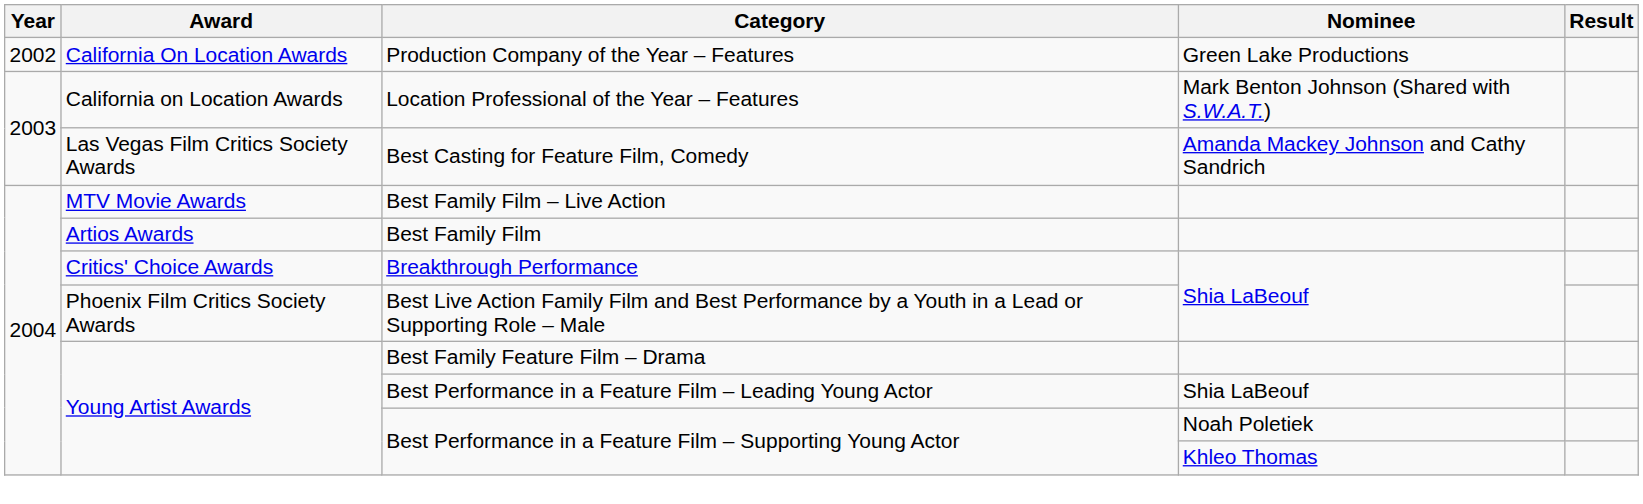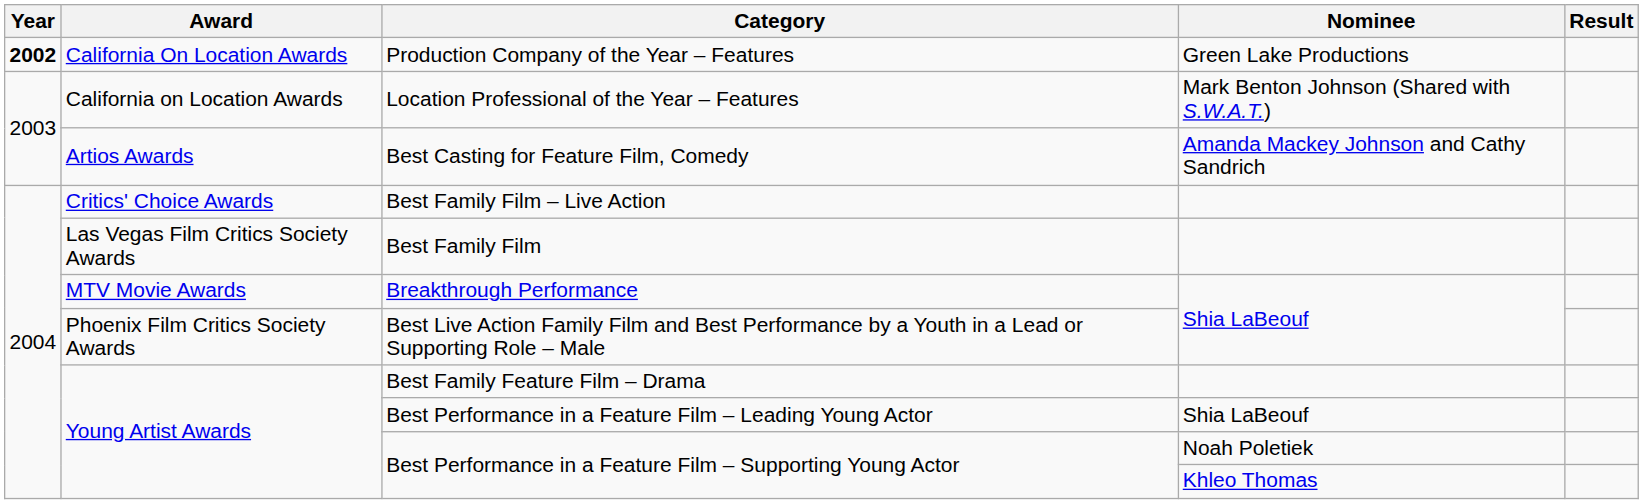(33, 54) normal -> (33, 54) bold
(207, 156) Las Vegas Film Critics Society Awards -> (130, 156) Artios Awards
(156, 201) MTV Movie Awards -> (170, 201) Critics' Choice Awards
(130, 234) Artios Awards -> (207, 246) Las Vegas Film Critics Society Awards
(170, 267) Critics' Choice Awards -> (156, 291) MTV Movie Awards
